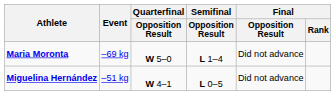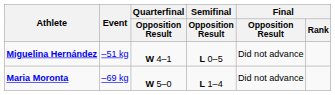rows swapped: (52, 79) <-> (37, 54)
